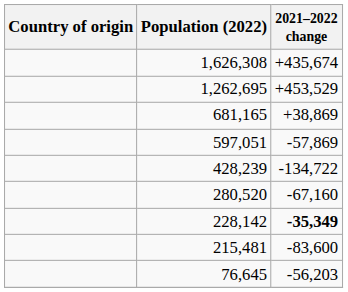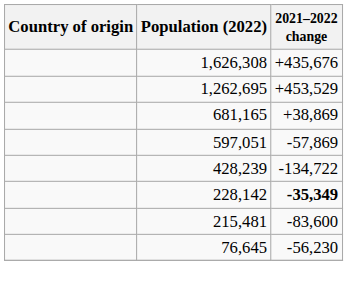(306, 62) +435,674 -> (306, 62) +435,676
- row: (240, 194)
(313, 273) -56,203 -> (313, 247) -56,230
